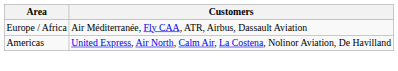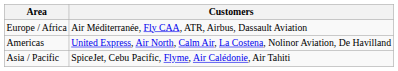+ row: (33, 58)
